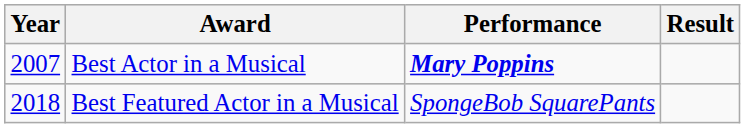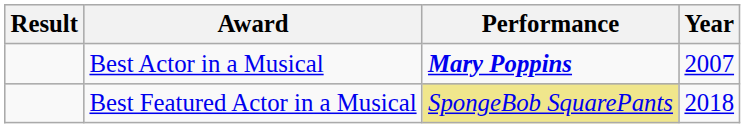columns swapped: (35, 24) <-> (700, 24)
(533, 102) no background -> (551, 102) khaki background
